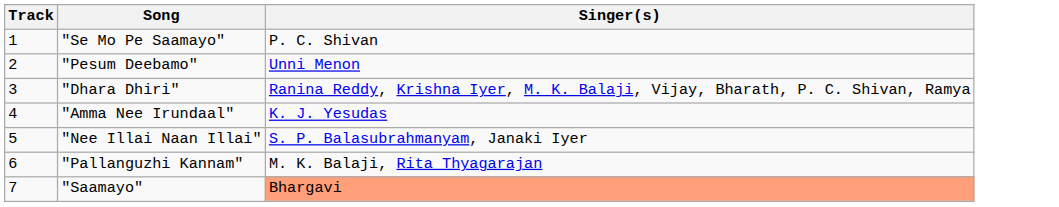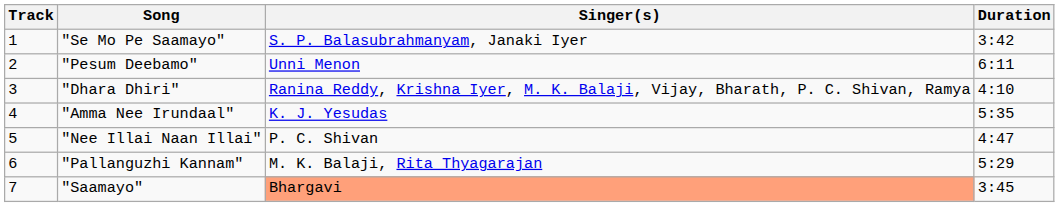+ column: (1014, 17)
(324, 42) P. C. Shivan -> (428, 42) S. P. Balasubrahmanyam, Janaki Iyer
(428, 140) S. P. Balasubrahmanyam, Janaki Iyer -> (324, 140) P. C. Shivan
